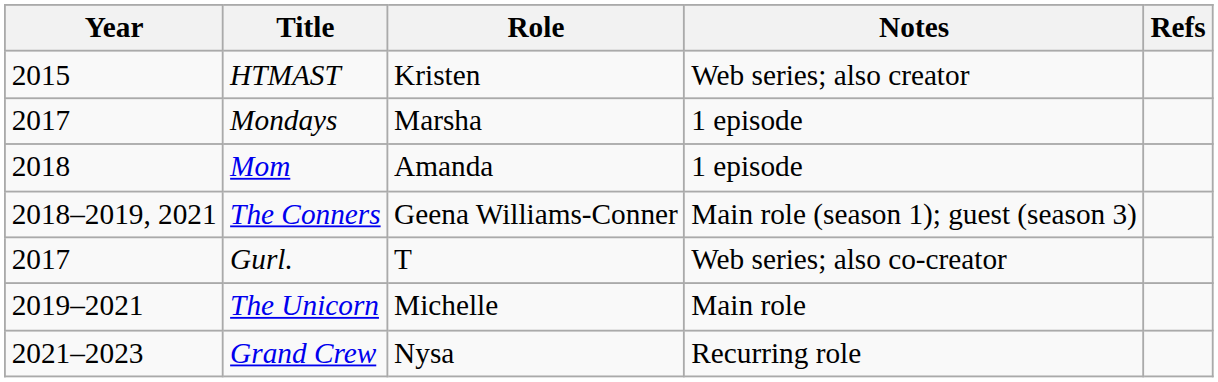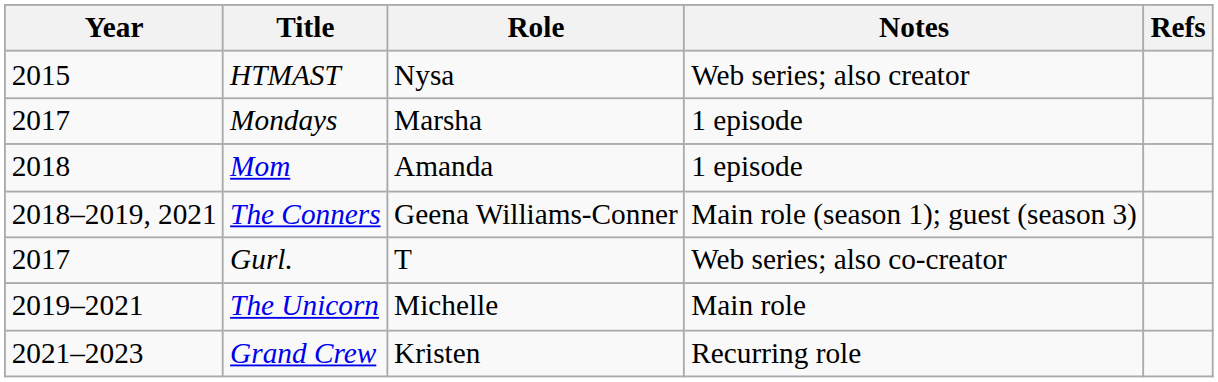(437, 74) Kristen -> (424, 74) Nysa
(424, 352) Nysa -> (437, 352) Kristen
